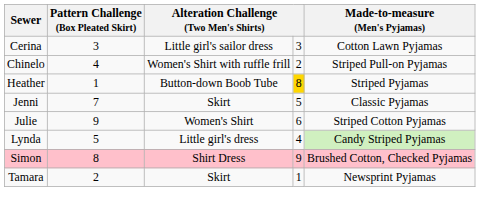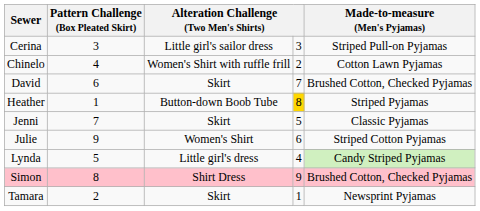(390, 45) Cotton Lawn Pyjamas -> (390, 45) Striped Pull-on Pyjamas
(390, 64) Striped Pull-on Pyjamas -> (390, 64) Cotton Lawn Pyjamas
+ row: (26, 83)
